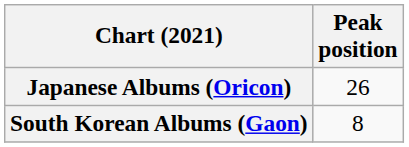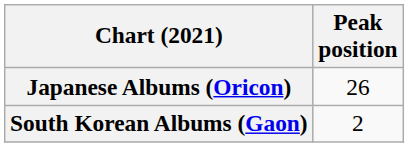(358, 123) 8 -> (358, 123) 2
